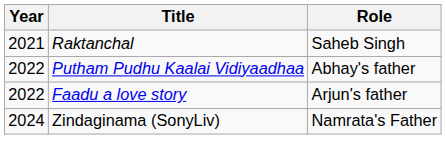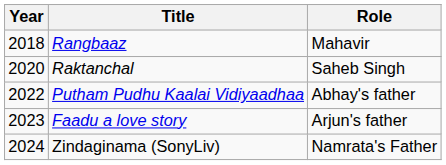+ row: (89, 43)
(26, 43) 2021 -> (26, 69) 2020
(26, 95) 2022 -> (26, 120) 2023
